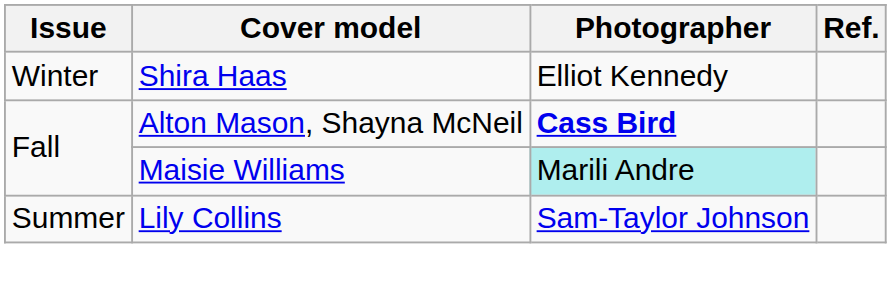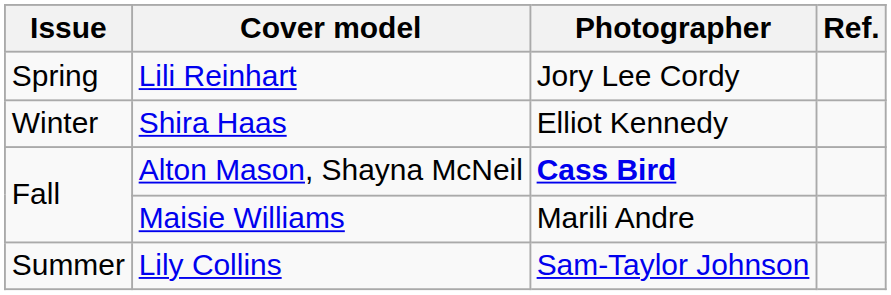+ row: (218, 75)
(616, 170) paleturquoise background -> (616, 218) no background
